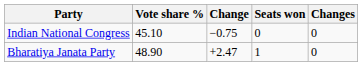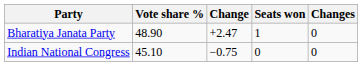rows swapped: (61, 52) <-> (68, 33)
